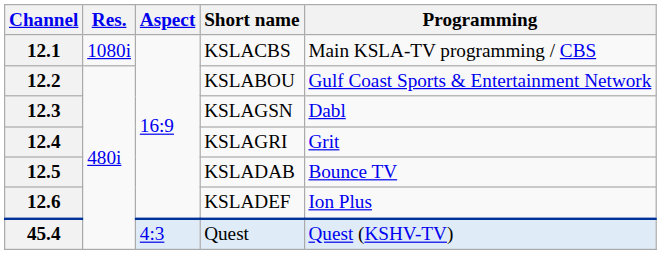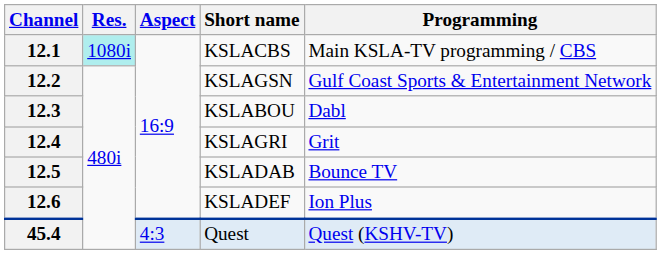(109, 50) no background -> (109, 50) paleturquoise background
(249, 80) KSLABOU -> (248, 80) KSLAGSN
(248, 111) KSLAGSN -> (249, 111) KSLABOU
